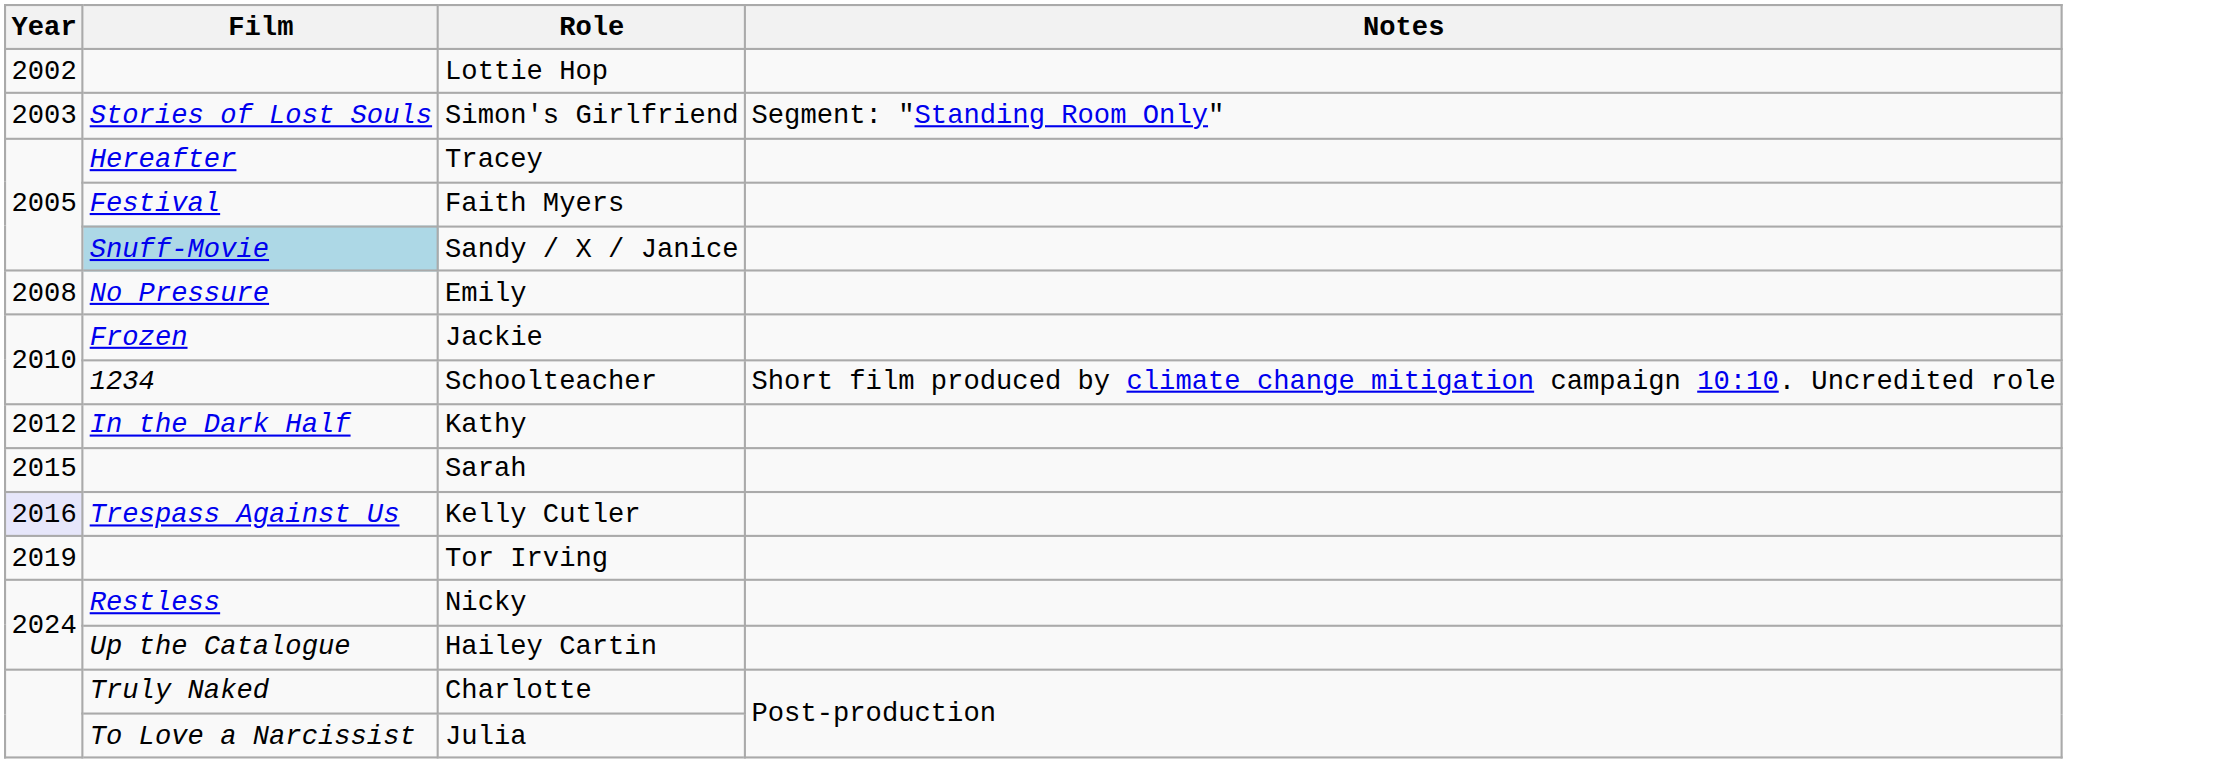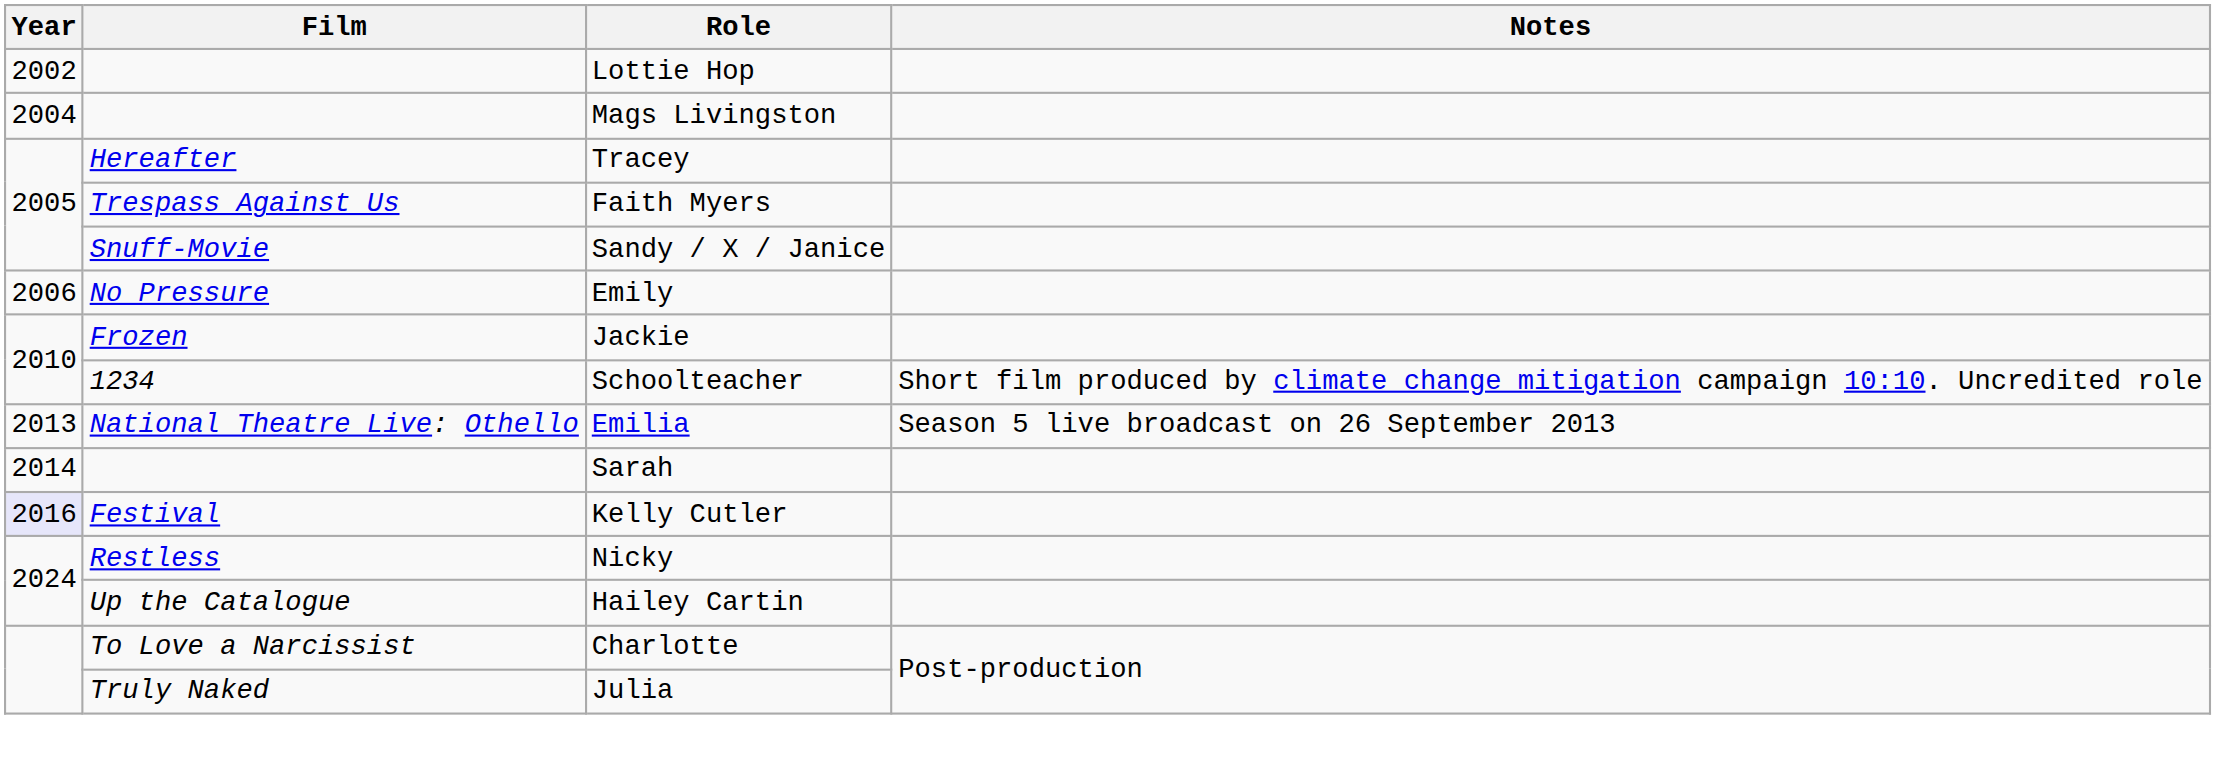- row: (592, 116)
+ row: (714, 116)
(155, 204) Festival -> (245, 204) Trespass Against Us
(179, 249) lightblue background -> (179, 249) no background
(44, 293) 2008 -> (44, 293) 2006
- row: (486, 426)
+ row: (641, 426)
(44, 470) 2015 -> (44, 470) 2014
(245, 514) Trespass Against Us -> (155, 514) Festival
- row: (527, 559)
(179, 691) Truly Naked -> (253, 647) To Love a Narcissist
(253, 736) To Love a Narcissist -> (179, 691) Truly Naked
